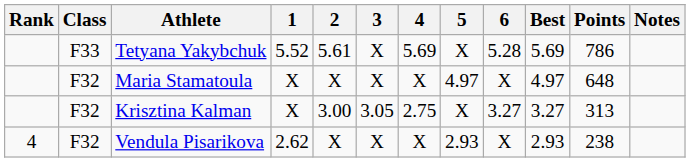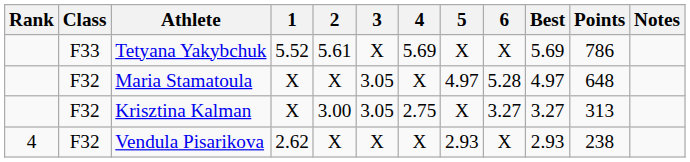(504, 50) 5.28 -> (504, 50) X
(377, 80) X -> (377, 80) 3.05
(504, 80) X -> (504, 80) 5.28
